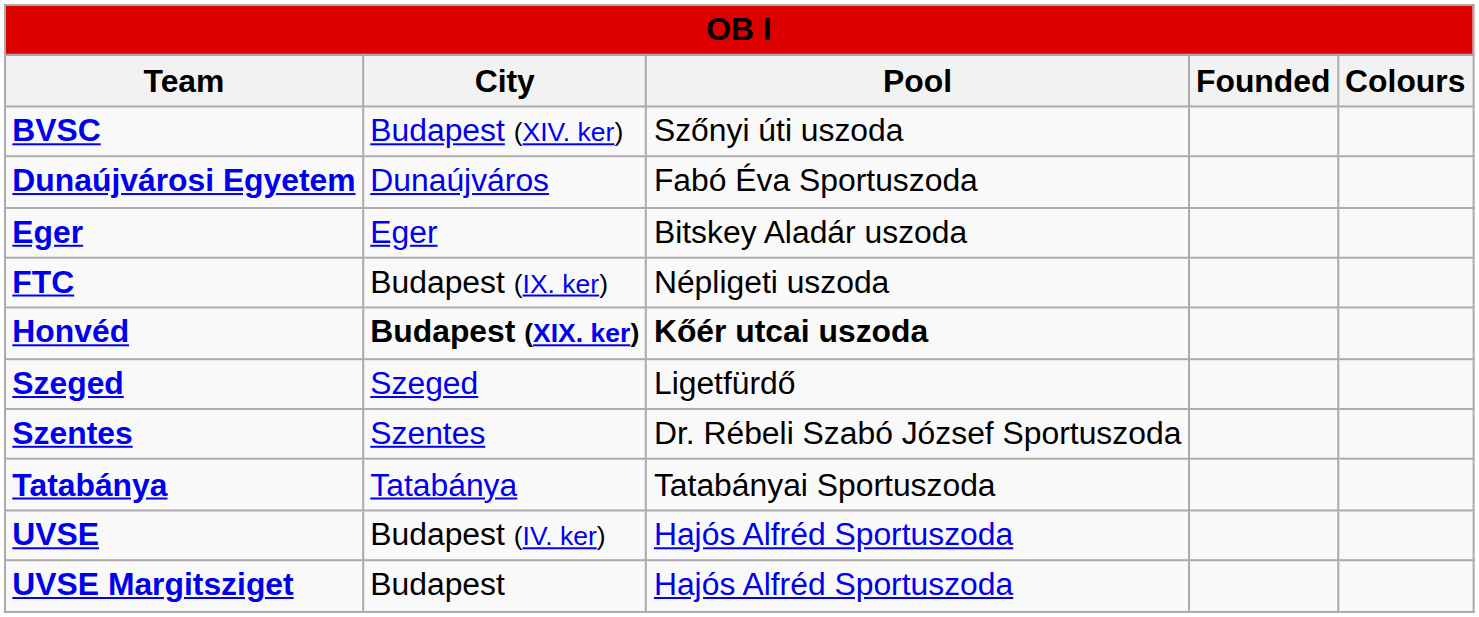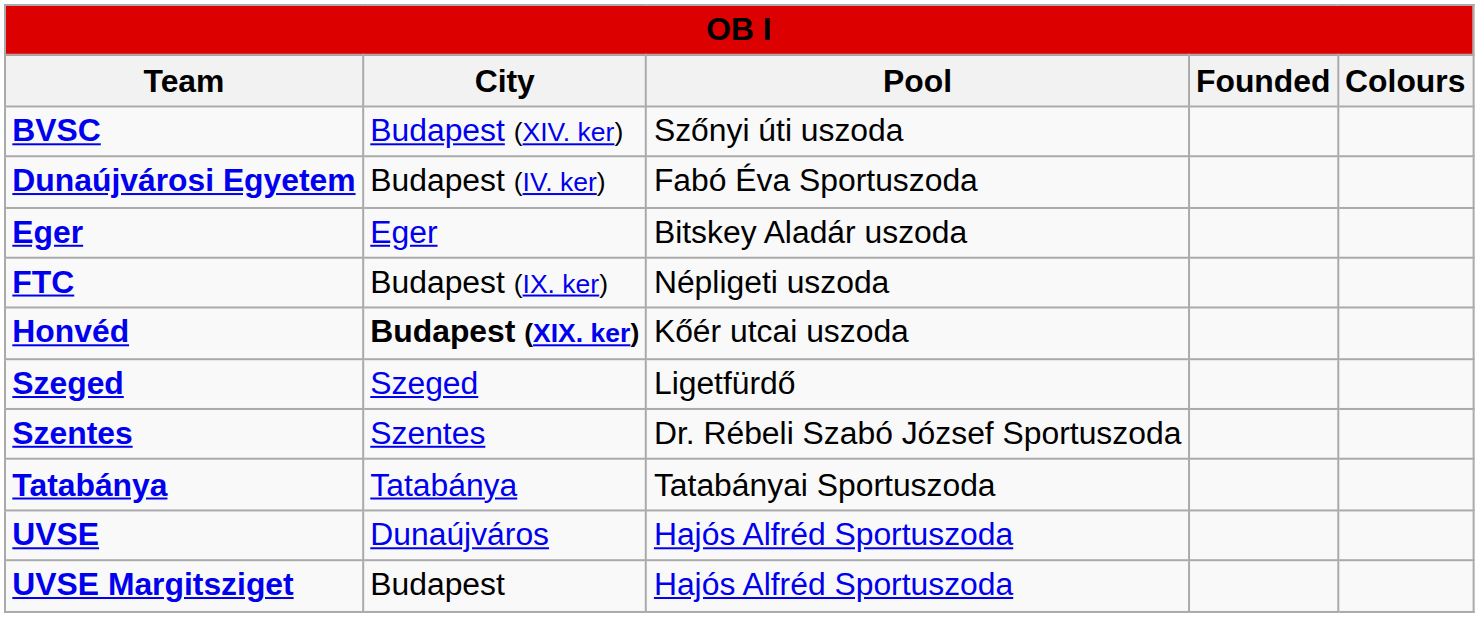(460, 181) Dunaújváros -> (488, 181) Budapest (IV. ker)
(791, 332) bold -> (781, 332) normal
(488, 534) Budapest (IV. ker) -> (460, 534) Dunaújváros
